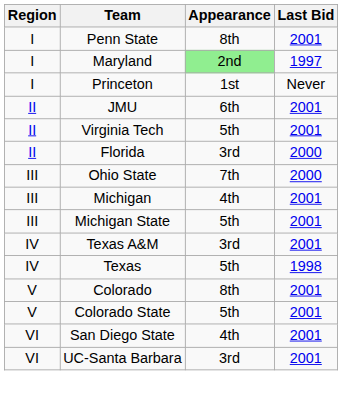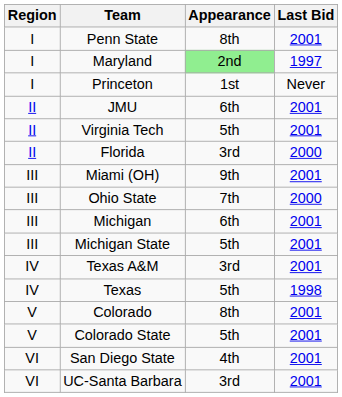+ row: (122, 175)
(230, 198) 4th -> (230, 221) 6th
